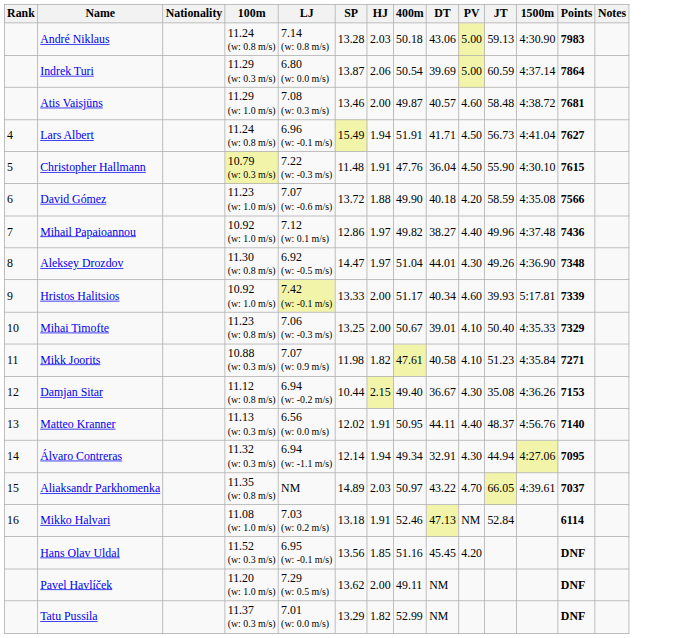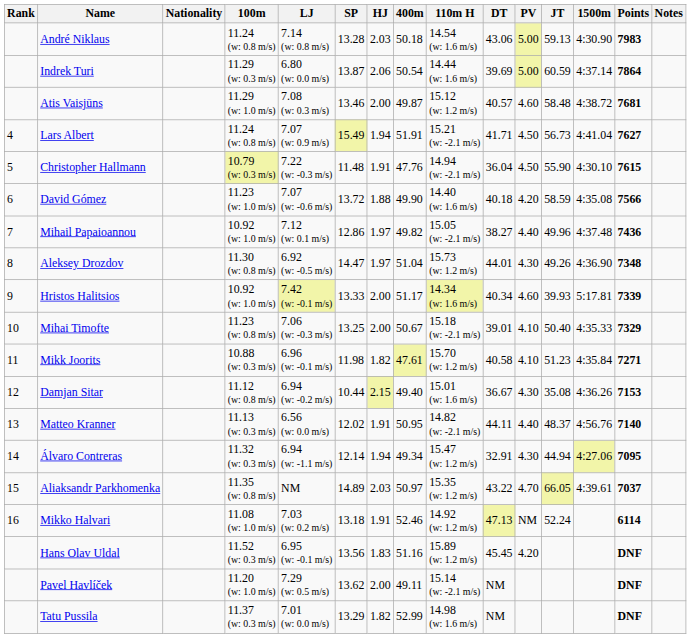+ column: (455, 13)
(307, 135) 6.96 (w: -0.1 m/s) -> (305, 135) 7.07 (w: 0.9 m/s)
(305, 360) 7.07 (w: 0.9 m/s) -> (307, 360) 6.96 (w: -0.1 m/s)
(501, 520) 52.84 -> (557, 520) 52.24
(380, 552) 1.85 -> (380, 552) 1.83
